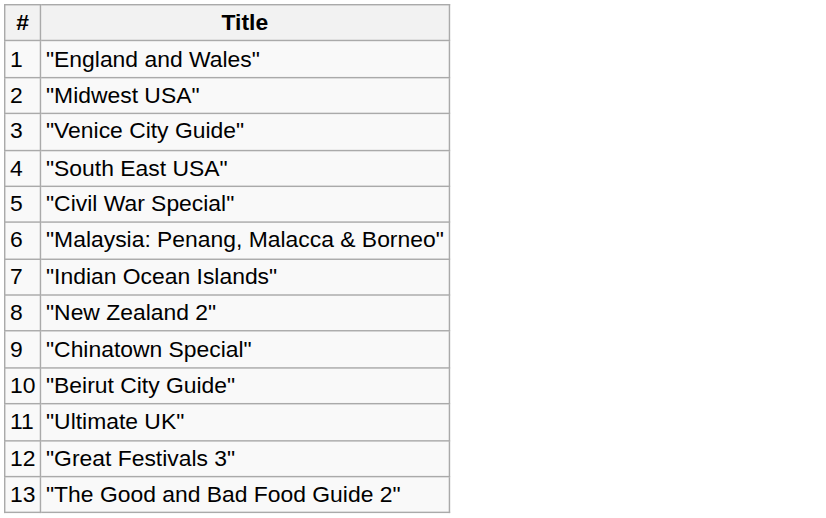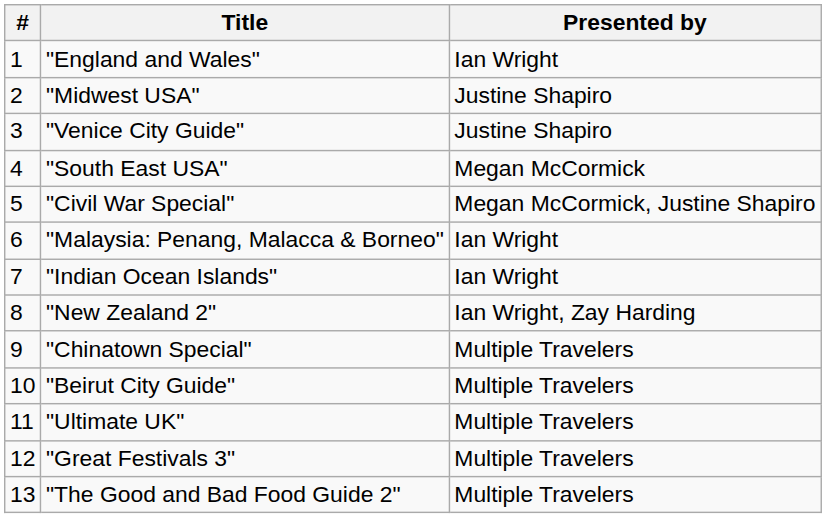+ column: (635, 22)
